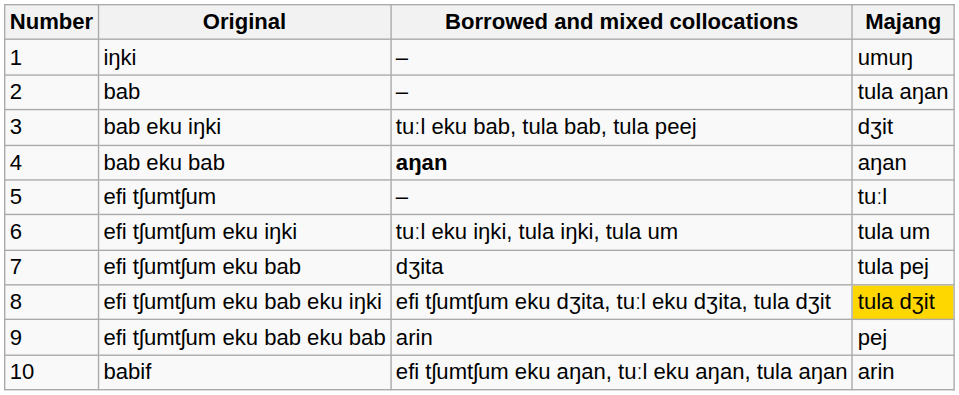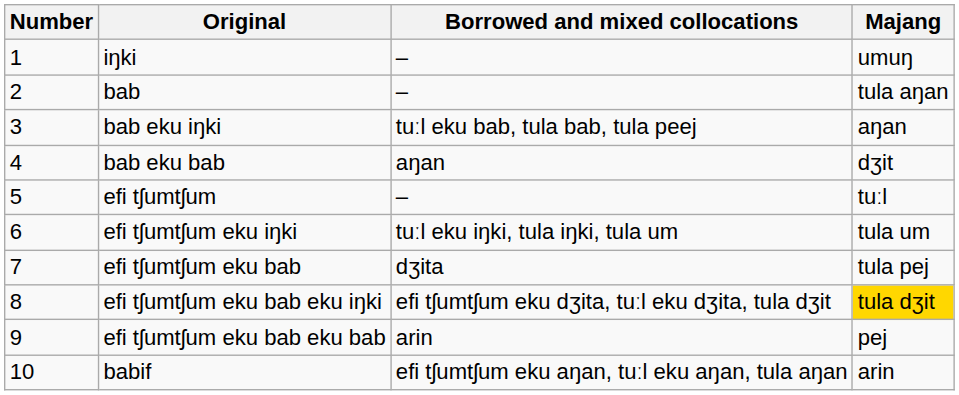(875, 127) dʒit -> (882, 127) aŋan
(422, 162) bold -> (420, 162) normal
(882, 162) aŋan -> (875, 162) dʒit
